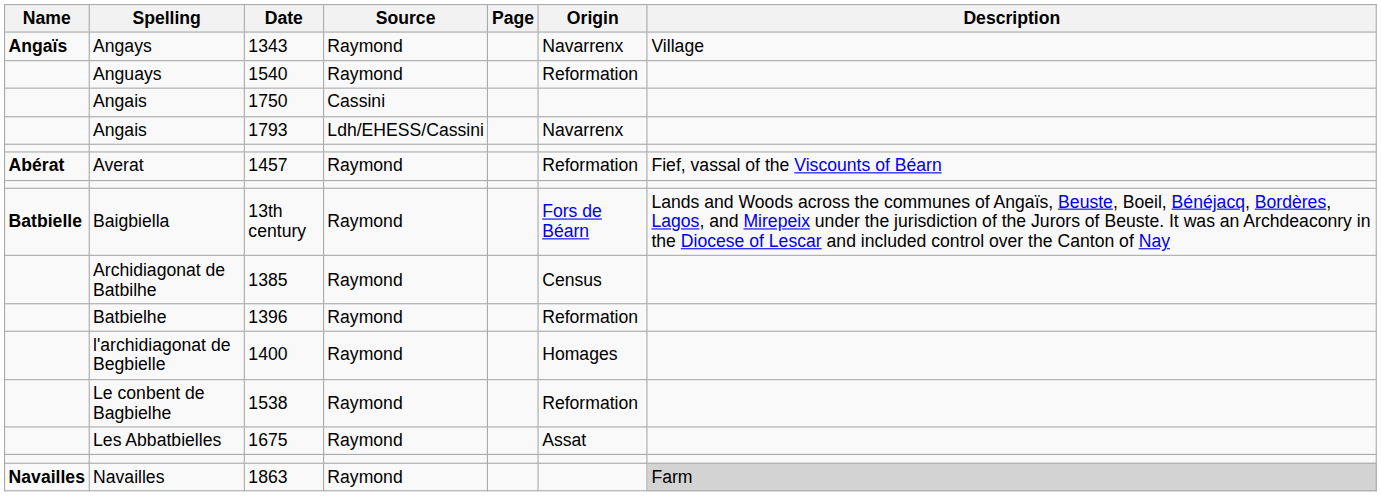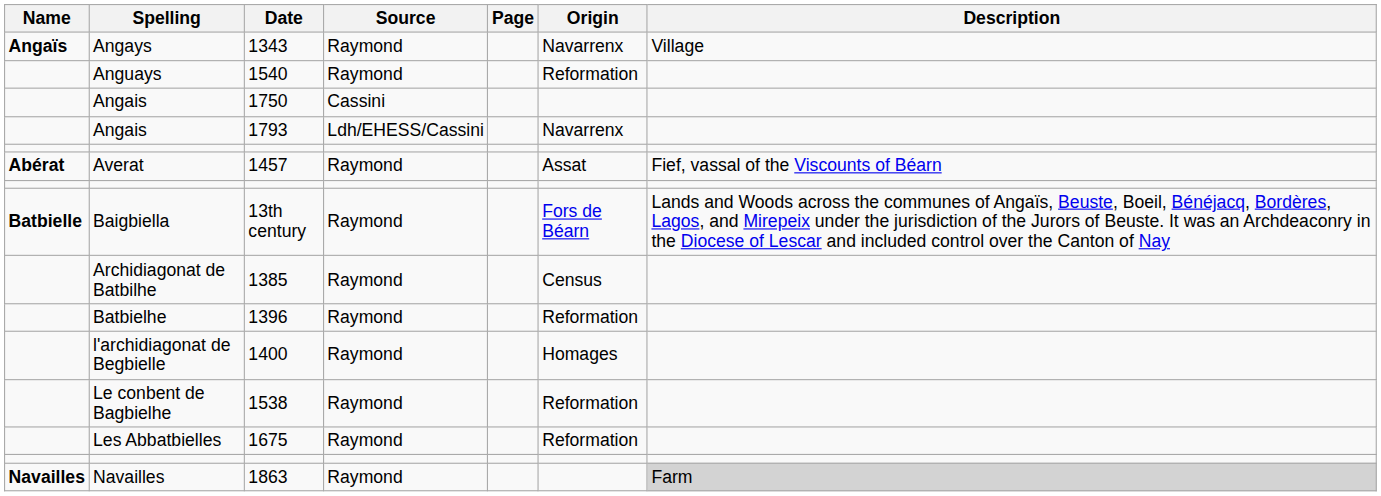(590, 166) Reformation -> (564, 166) Assat
(564, 440) Assat -> (590, 440) Reformation
